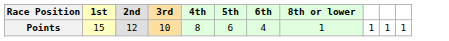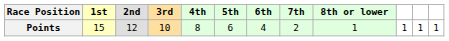+ column: (296, 12)
